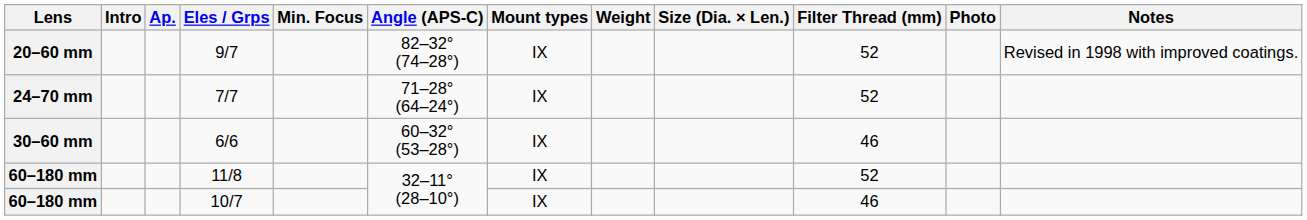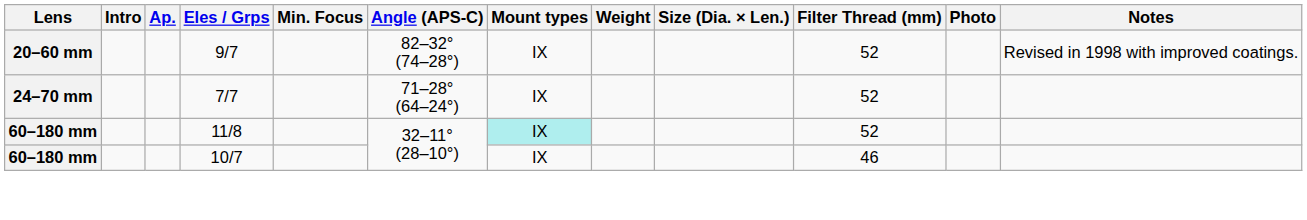- row: (227, 140)
(540, 175) no background -> (540, 131) paleturquoise background
